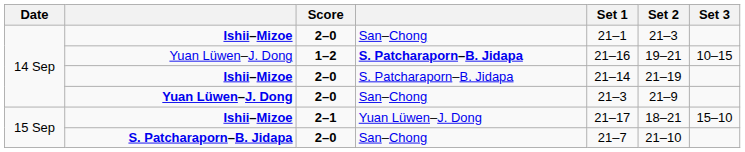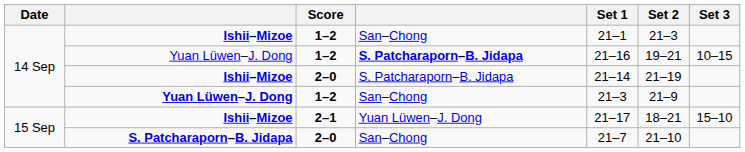(326, 36) 2–0 -> (326, 36) 1–2
(326, 97) 2–0 -> (326, 97) 1–2
